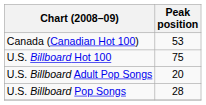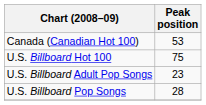(178, 74) 20 -> (178, 74) 23
